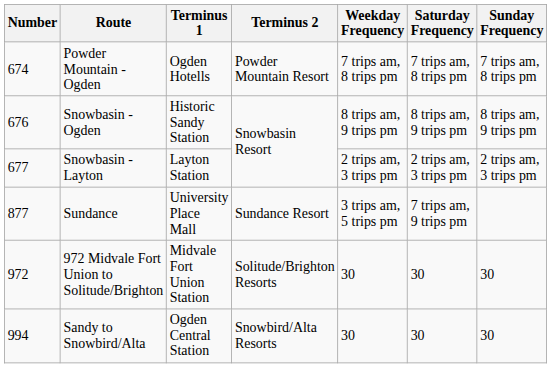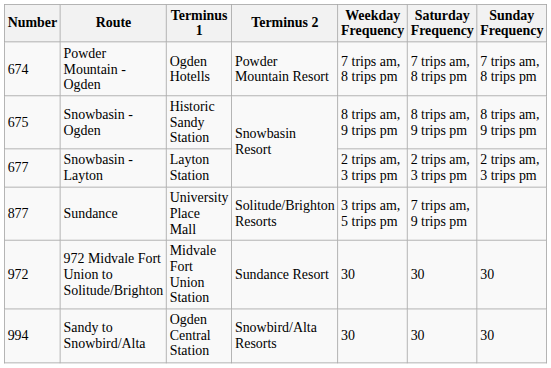(18, 122) 676 -> (18, 122) 675
(282, 213) Sundance Resort -> (285, 213) Solitude/Brighton Resorts
(285, 274) Solitude/Brighton Resorts -> (282, 274) Sundance Resort
